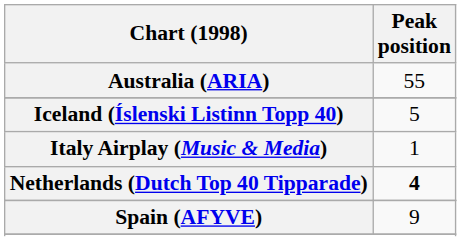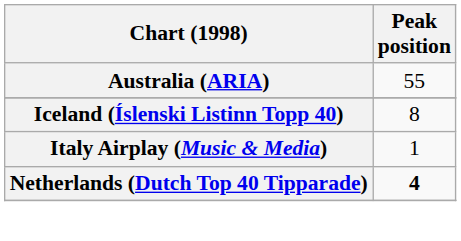(414, 114) 5 -> (414, 114) 8
- row: (189, 217)
